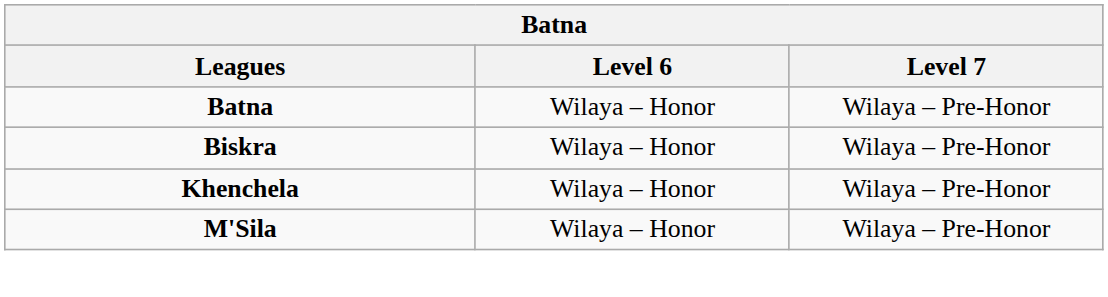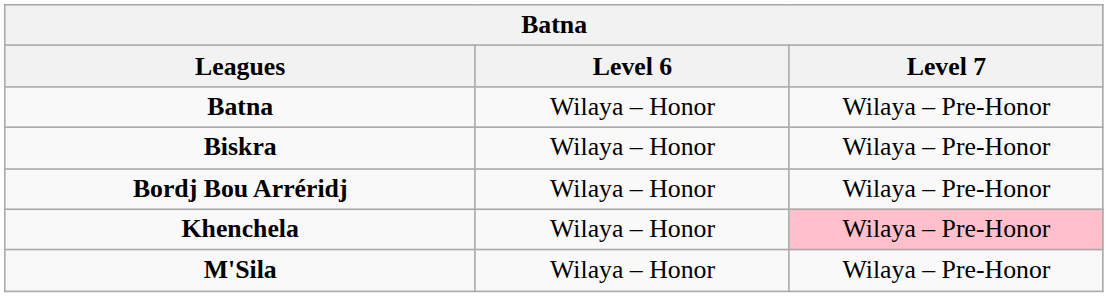+ row: (240, 188)
(946, 188) no background -> (946, 229) pink background
